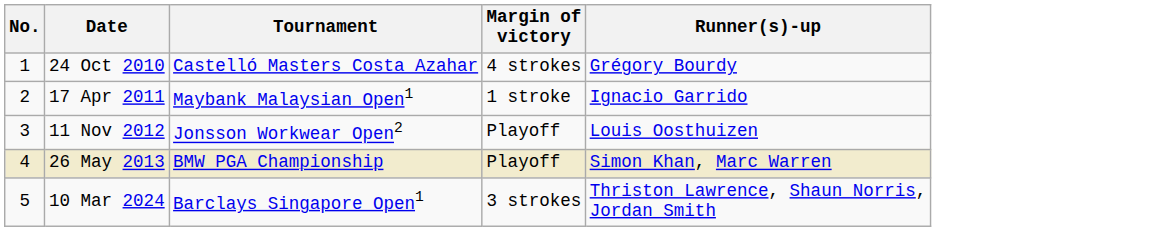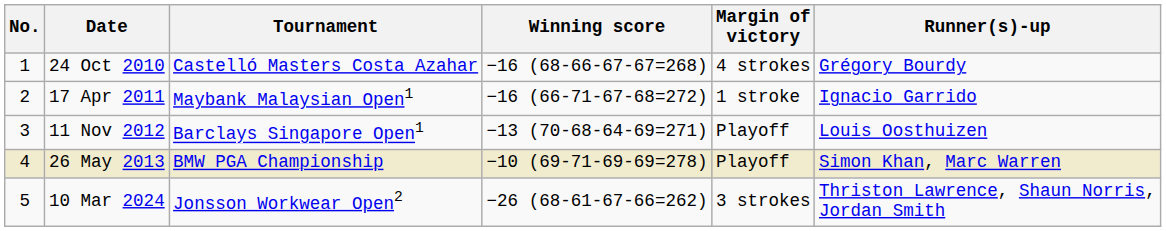+ column: (597, 29)
(288, 133) Jonsson Workwear Open2 -> (298, 133) Barclays Singapore Open1
(298, 202) Barclays Singapore Open1 -> (288, 202) Jonsson Workwear Open2
